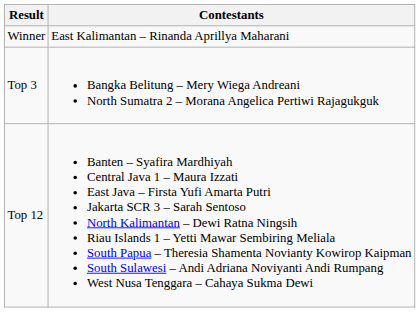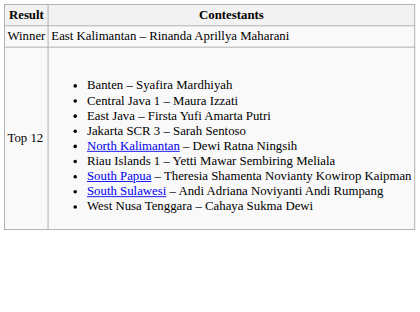- row: (22, 85)
